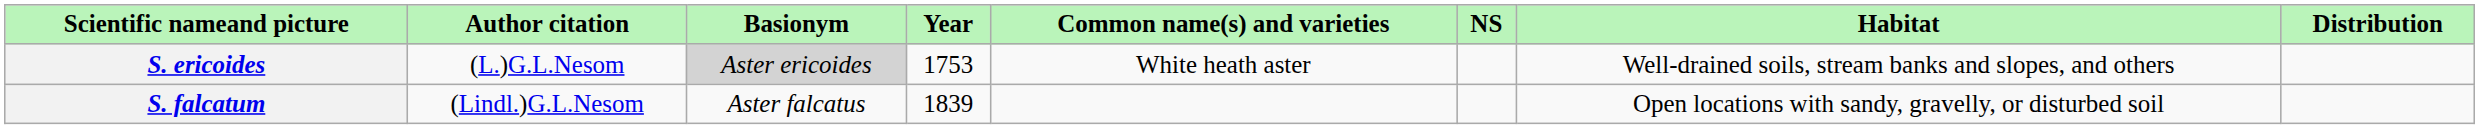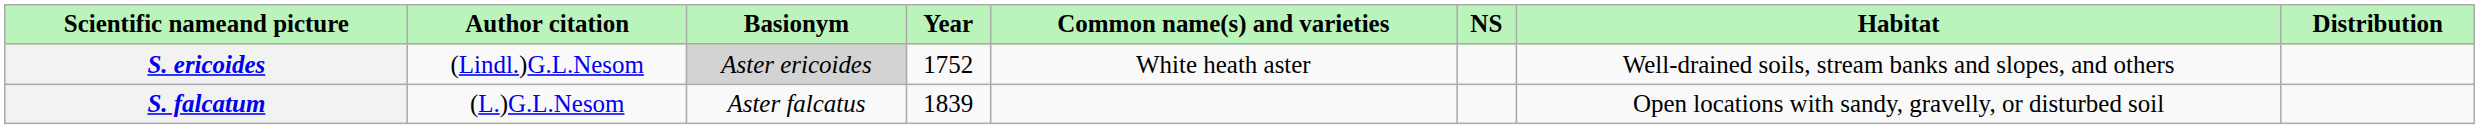(547, 63) (L.)G.L.Nesom -> (547, 63) (Lindl.)G.L.Nesom
(948, 63) 1753 -> (948, 63) 1752
(547, 103) (Lindl.)G.L.Nesom -> (547, 103) (L.)G.L.Nesom
